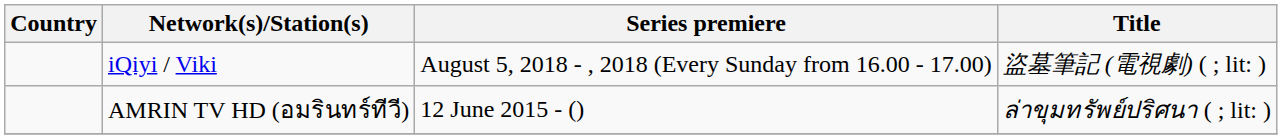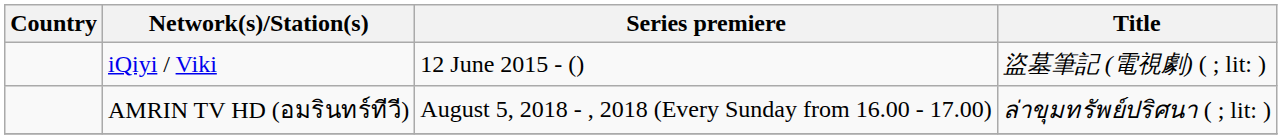(706, 63) August 5, 2018 - , 2018 (Every Sunday from 16.00 - 17.00) -> (502, 63) 12 June 2015 - ()
(502, 109) 12 June 2015 - () -> (706, 109) August 5, 2018 - , 2018 (Every Sunday from 16.00 - 17.00)
